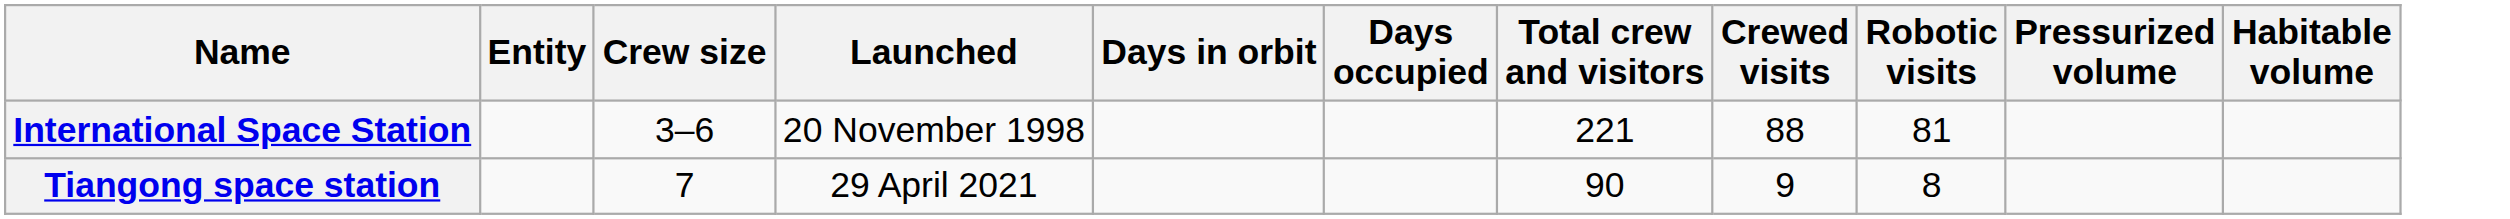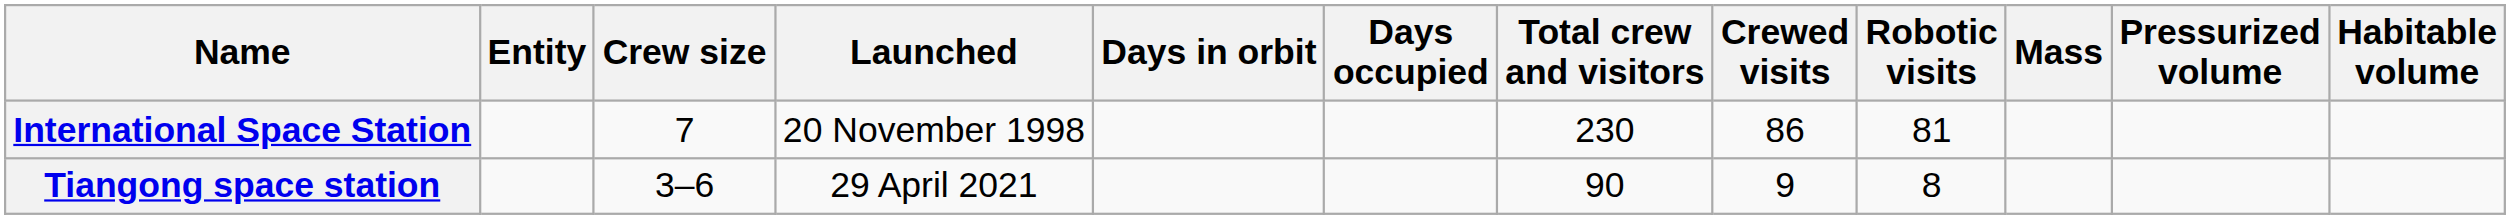+ column: (2059, 52)
(685, 128) 3–6 -> (685, 128) 7
(1605, 128) 221 -> (1605, 128) 230
(1785, 128) 88 -> (1785, 128) 86
(685, 185) 7 -> (685, 185) 3–6
